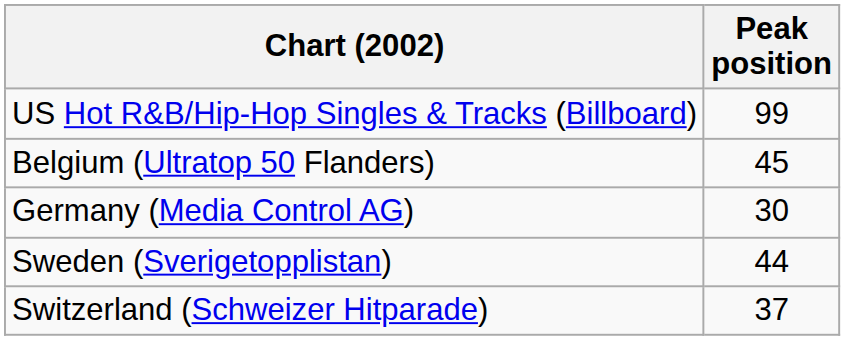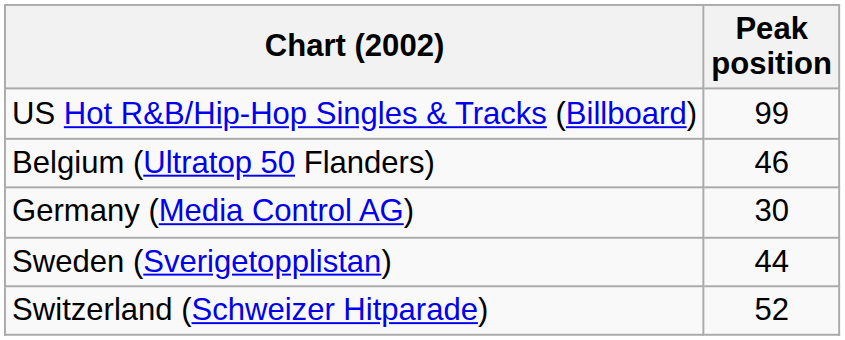(772, 162) 45 -> (772, 162) 46
(772, 310) 37 -> (772, 310) 52
